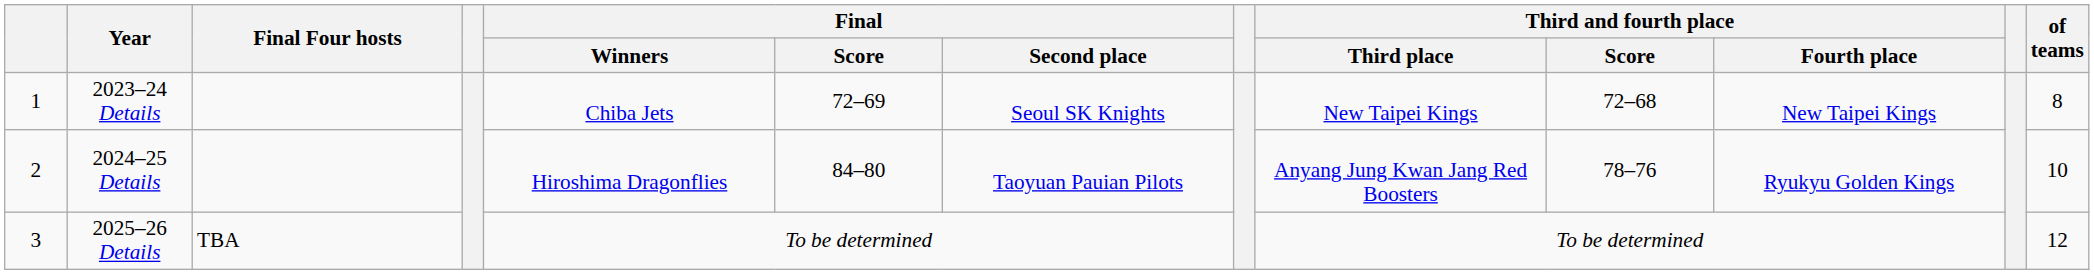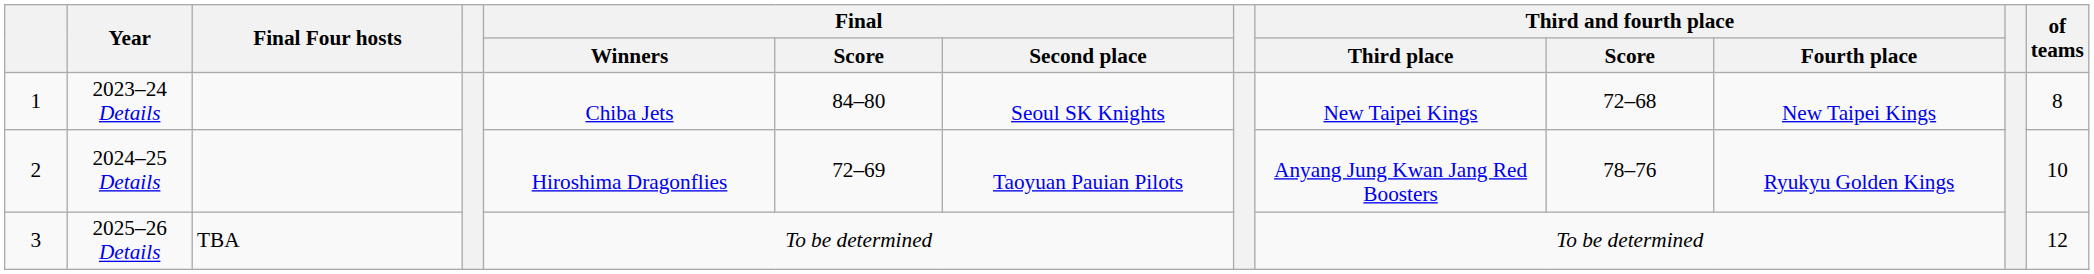(859, 100) 72–69 -> (859, 100) 84–80
(859, 170) 84–80 -> (859, 170) 72–69
